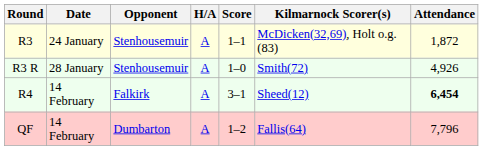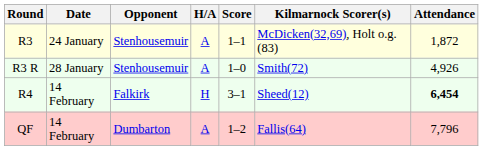(205, 94) A -> (205, 94) H
